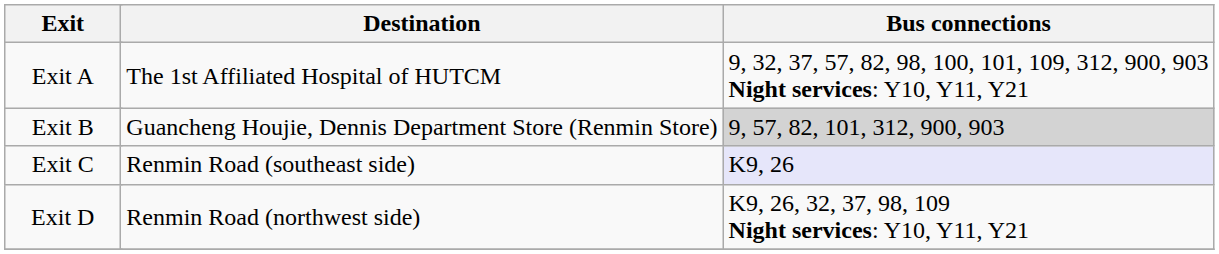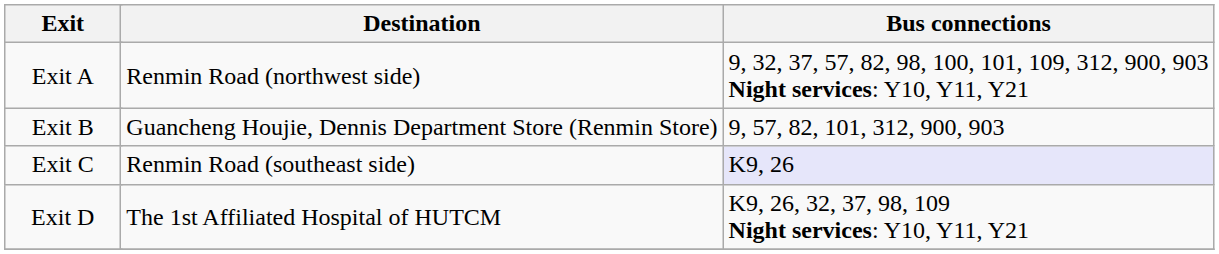(314, 75) The 1st Affiliated Hospital of HUTCM -> (273, 75) Renmin Road (northwest side)
(867, 126) lightgrey background -> (867, 126) no background
(273, 216) Renmin Road (northwest side) -> (314, 216) The 1st Affiliated Hospital of HUTCM
